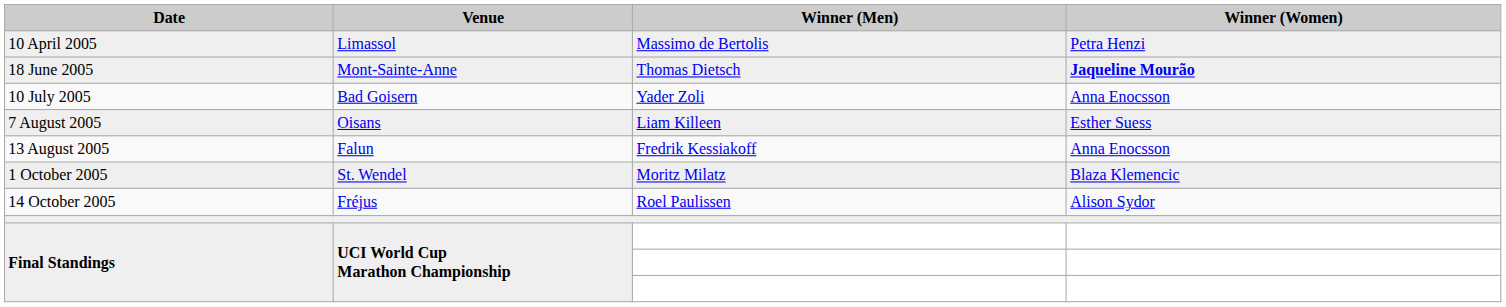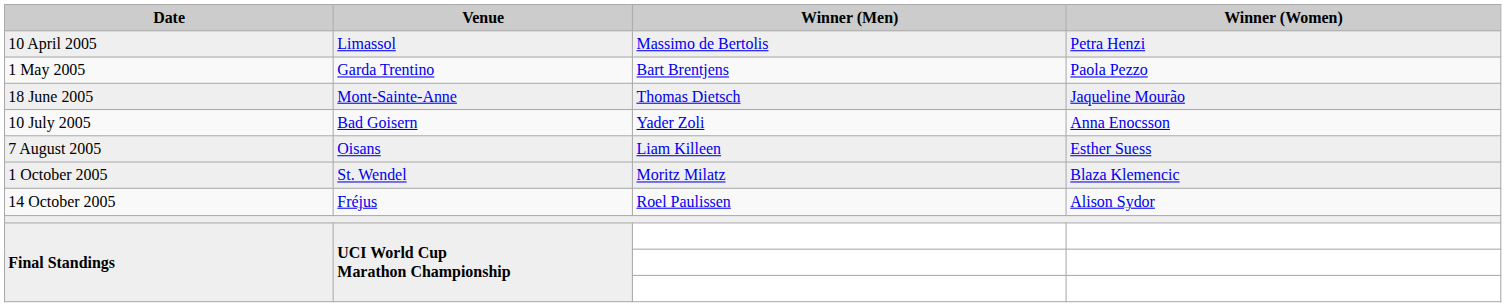+ row: (47, 70)
(1133, 70) bold -> (1128, 96) normal
- row: (59, 149)
